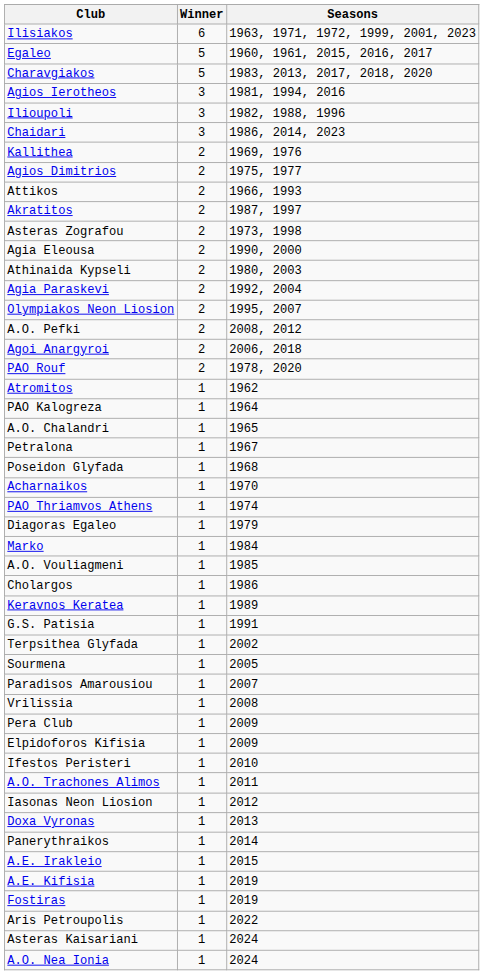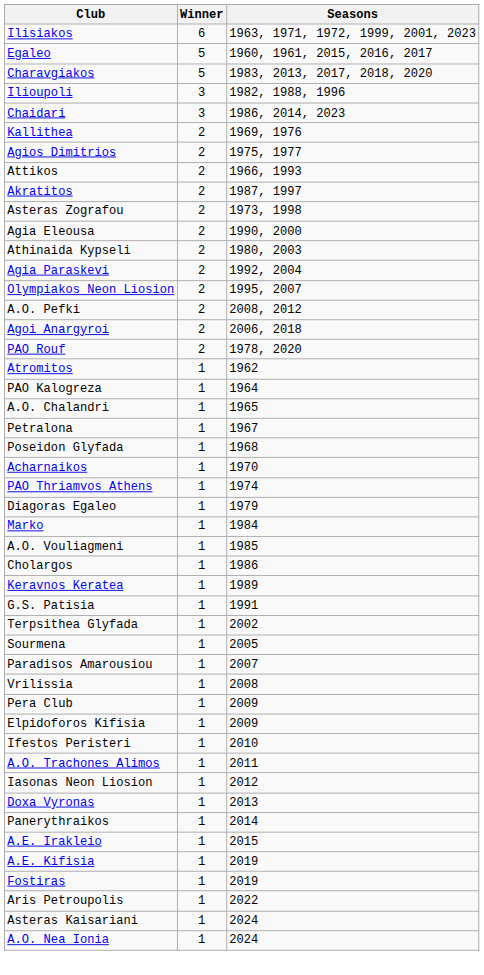- row: (62, 93)
